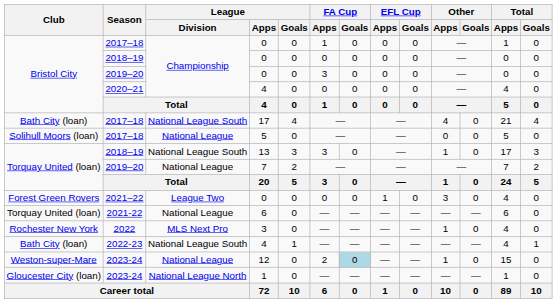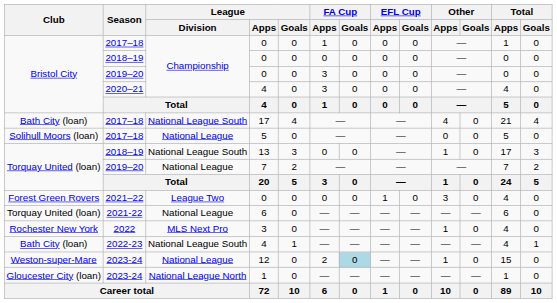(324, 89) 0 -> (324, 89) 3
(324, 151) 3 -> (324, 151) 0
